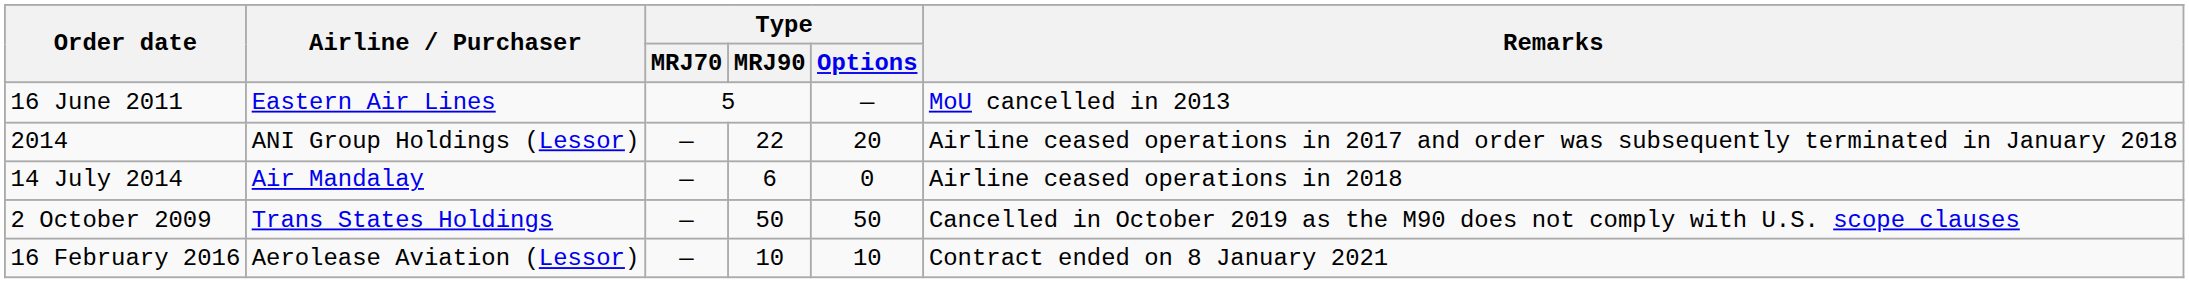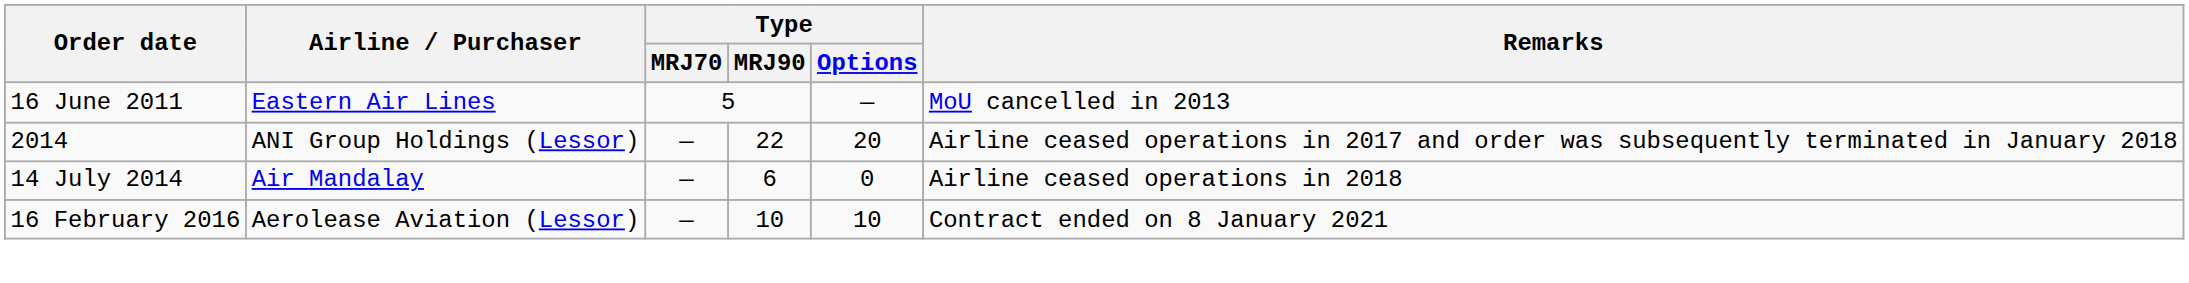- row: (111, 219)
